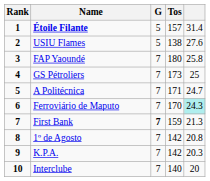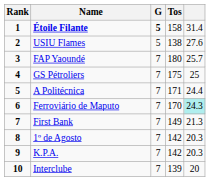(158, 28) normal -> (158, 28) bold
(175, 28) 157 -> (175, 28) 158
(195, 59) 25.8 -> (195, 59) 25.7
(175, 75) 173 -> (175, 75) 175
(195, 91) 24.7 -> (195, 91) 24.4
(158, 122) bold -> (158, 122) normal
(175, 122) 159 -> (175, 122) 149
(195, 138) 20.8 -> (195, 138) 20.3
(175, 169) 140 -> (175, 169) 139
